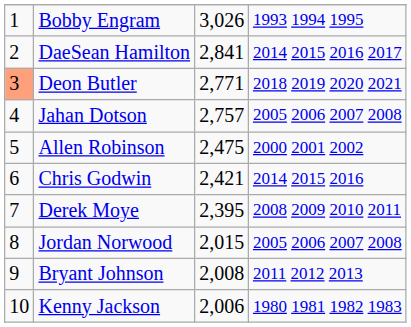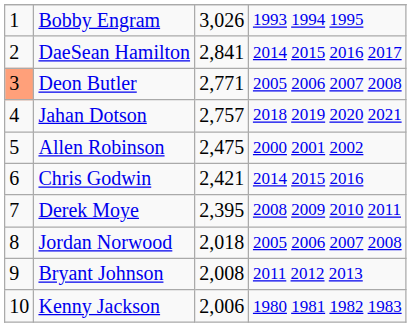(327, 83) 2018 2019 2020 2021 -> (327, 83) 2005 2006 2007 2008
(327, 115) 2005 2006 2007 2008 -> (327, 115) 2018 2019 2020 2021
(222, 242) 2,015 -> (222, 242) 2,018
